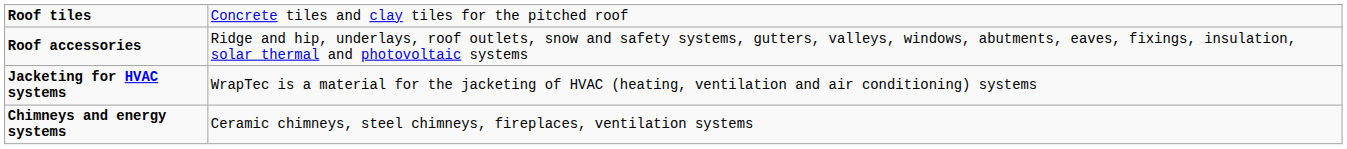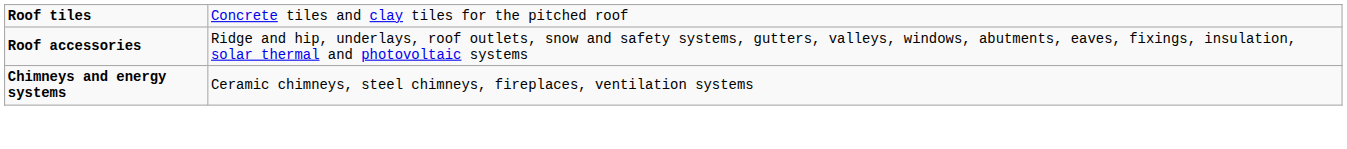- row: (83, 85)
